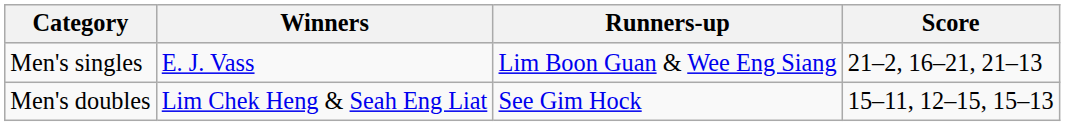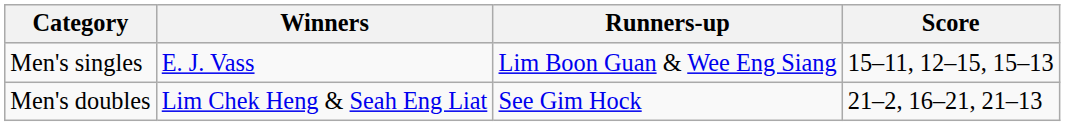(945, 62) 21–2, 16–21, 21–13 -> (951, 62) 15–11, 12–15, 15–13
(951, 100) 15–11, 12–15, 15–13 -> (945, 100) 21–2, 16–21, 21–13
